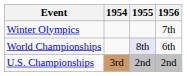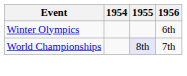(169, 29) 7th -> (169, 29) 6th
(169, 46) 6th -> (169, 46) 7th
- row: (50, 63)
